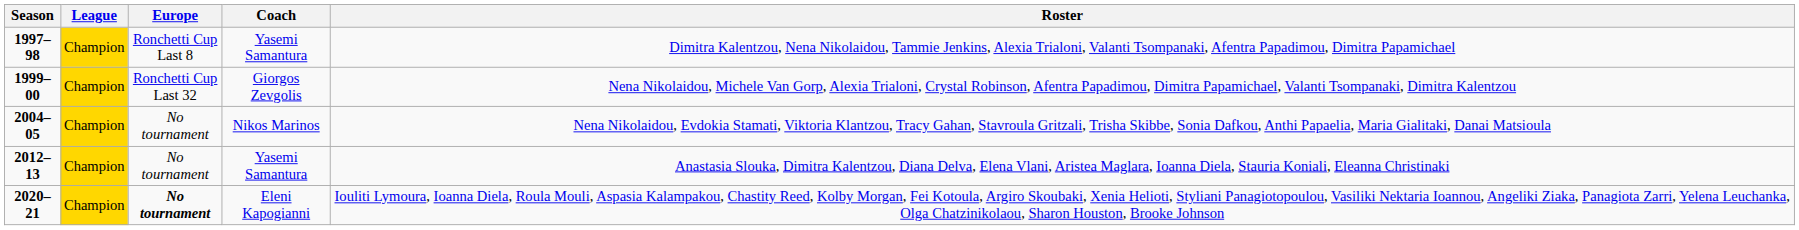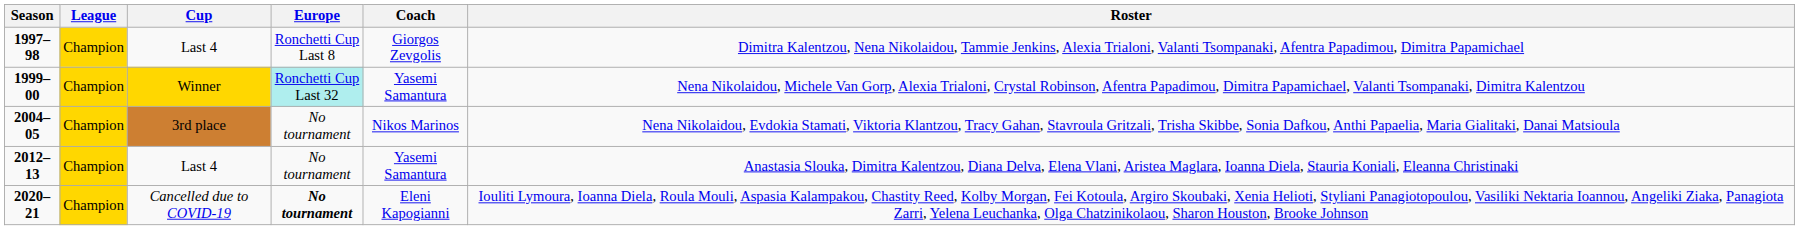+ column: (199, 16)
(276, 47) Yasemi Samantura -> (415, 47) Giorgos Zevgolis
(175, 86) no background -> (317, 86) paleturquoise background
(276, 86) Giorgos Zevgolis -> (415, 86) Yasemi Samantura
